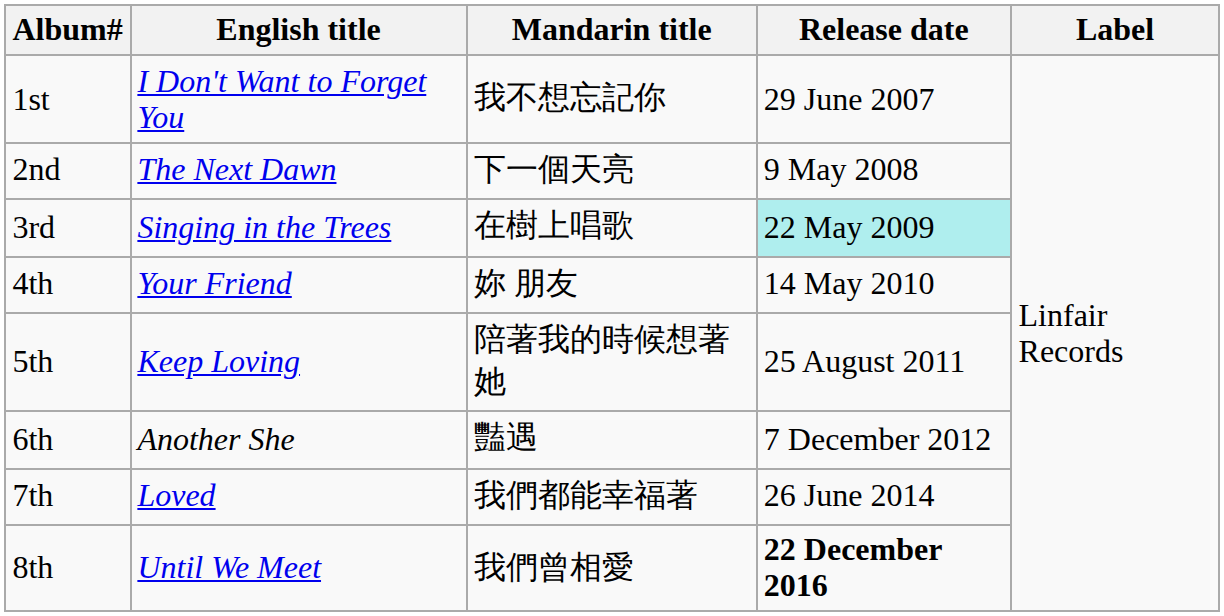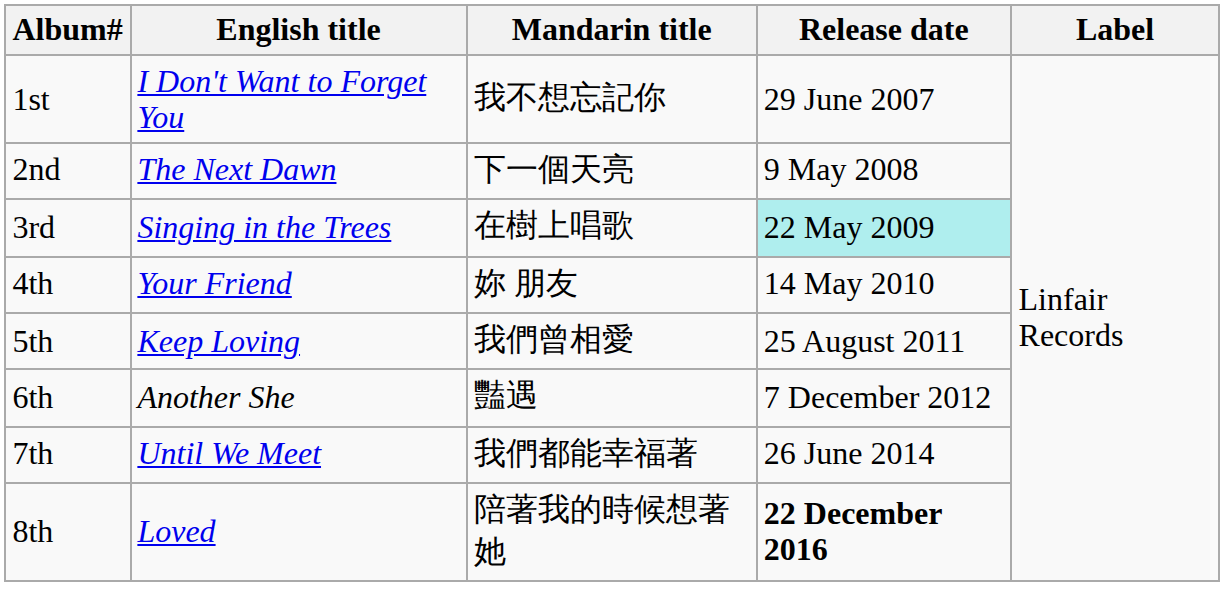(602, 360) 陪著我的時候想著她 -> (554, 339) 我們曾相愛
(176, 496) Loved -> (229, 454) Until We Meet
(229, 567) Until We Meet -> (176, 531) Loved
(554, 566) 我們曾相愛 -> (602, 530) 陪著我的時候想著她
